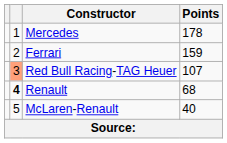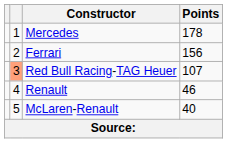(192, 52) 159 -> (192, 52) 156
(16, 90) bold -> (16, 90) normal
(189, 90) 68 -> (189, 90) 46
